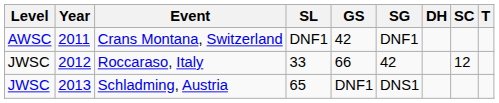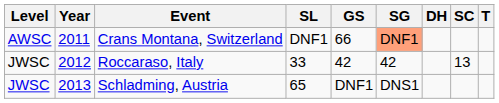(343, 39) 42 -> (343, 39) 66
(399, 39) no background -> (399, 39) lightsalmon background
(343, 62) 66 -> (343, 62) 42
(462, 62) 12 -> (462, 62) 13
